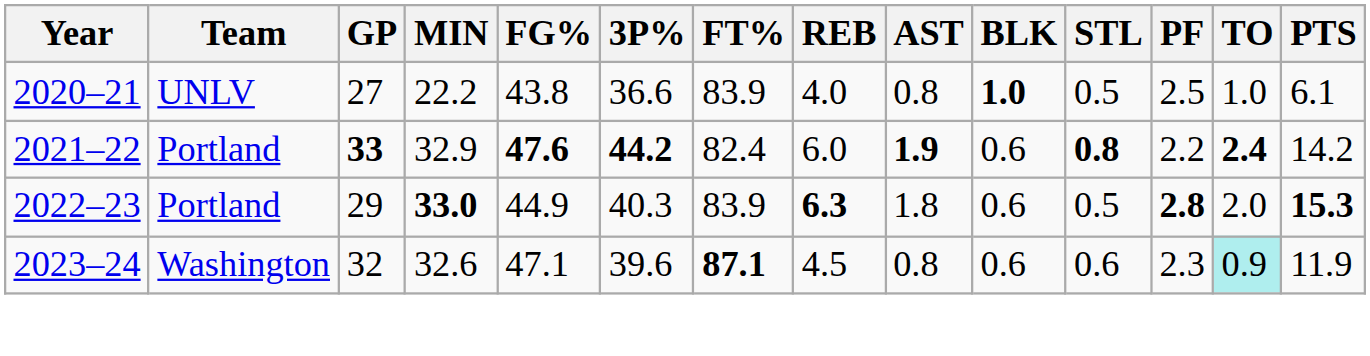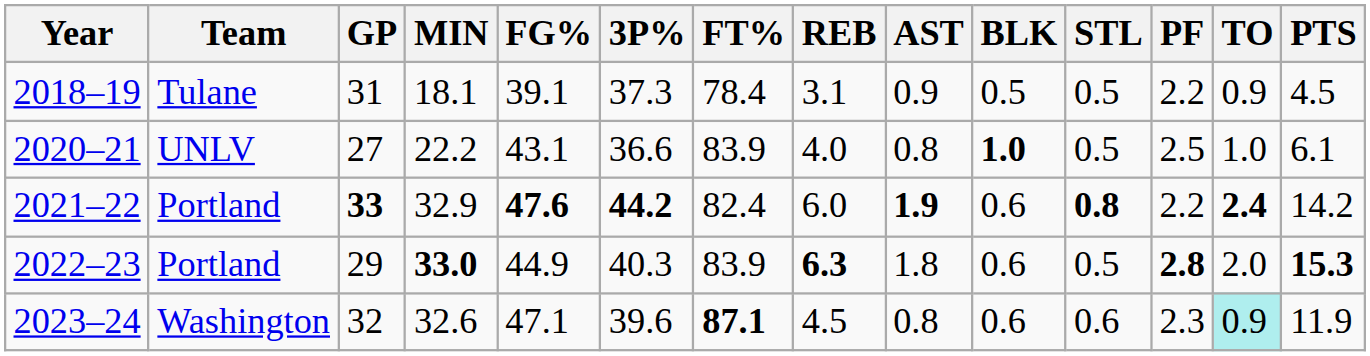+ row: (77, 90)
(537, 90) 43.8 -> (537, 148) 43.1
